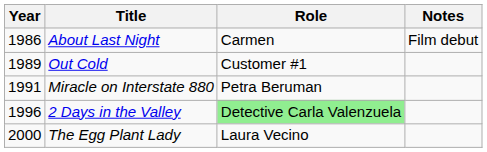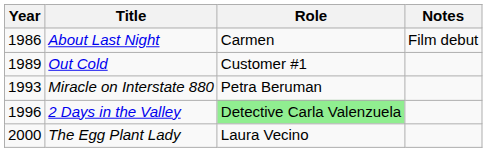(25, 87) 1991 -> (25, 87) 1993
